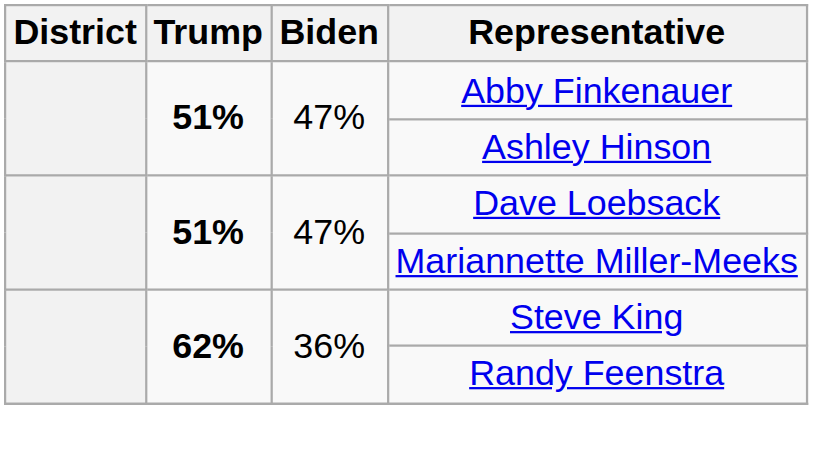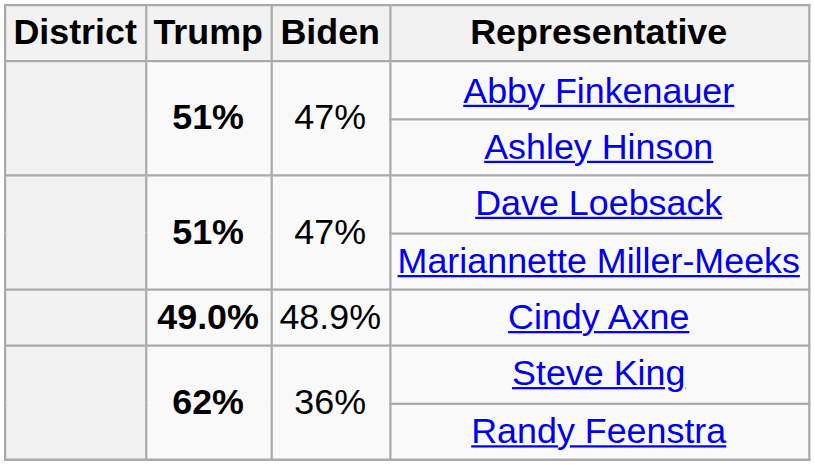+ row: (599, 317)
